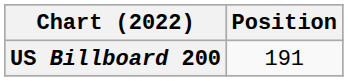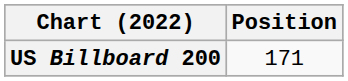(284, 59) 191 -> (284, 59) 171
